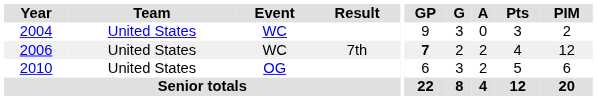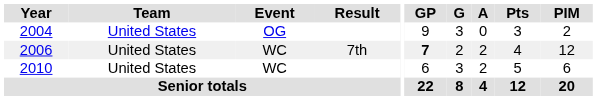(275, 31) WC -> (275, 31) OG
(275, 68) OG -> (275, 68) WC
